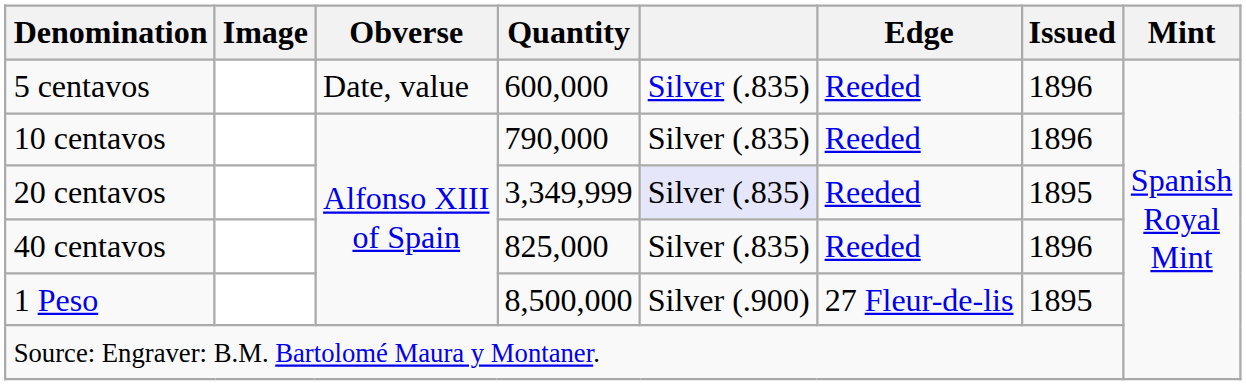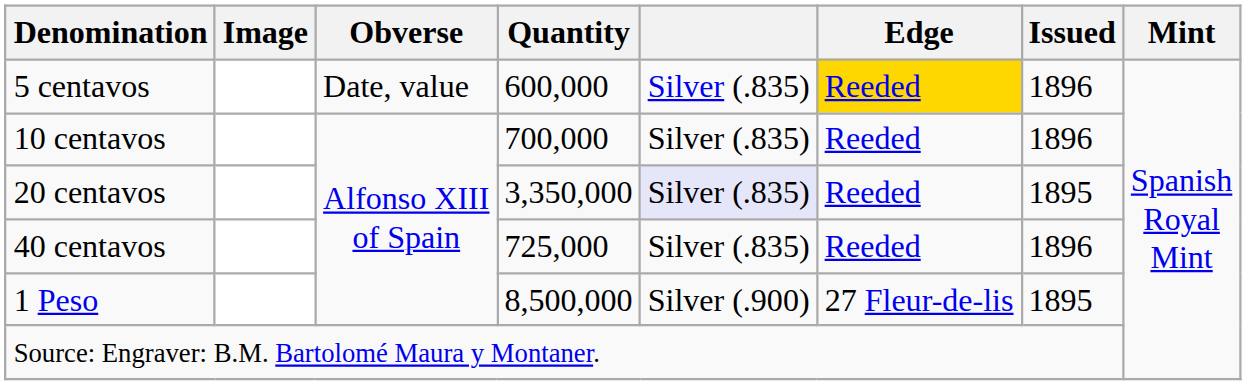(873, 85) no background -> (873, 85) gold background
(557, 138) 790,000 -> (557, 138) 700,000
(569, 192) 3,349,999 -> (569, 192) 3,350,000
(557, 245) 825,000 -> (557, 245) 725,000
